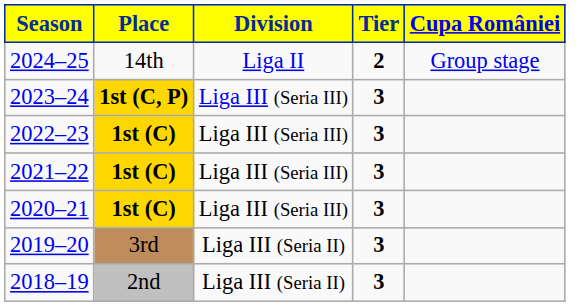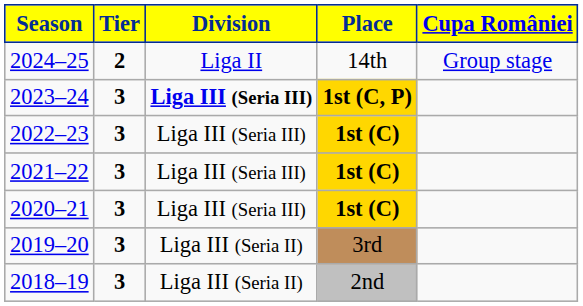columns swapped: (379, 23) <-> (144, 23)
(273, 97) normal -> (231, 97) bold
